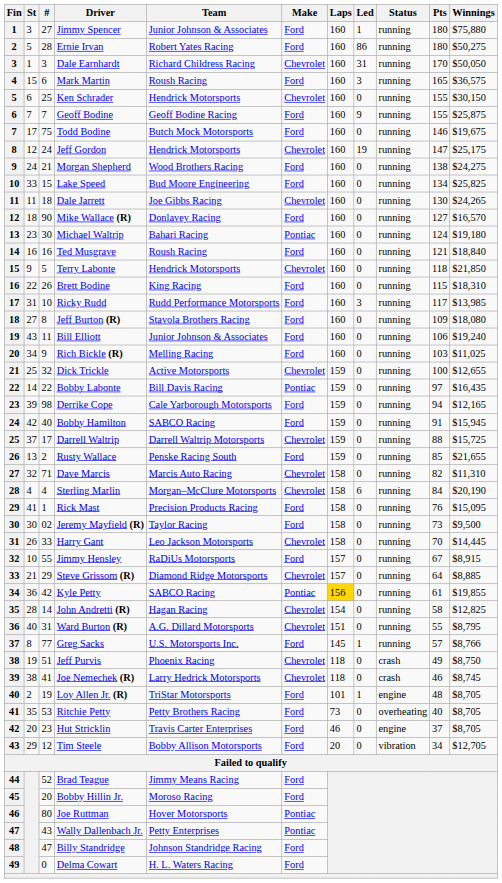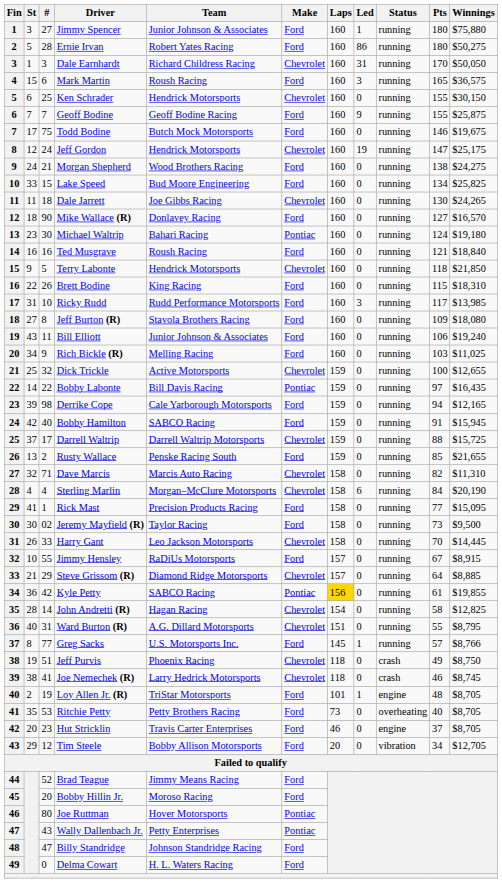(437, 507) 76 -> (437, 507) 77
